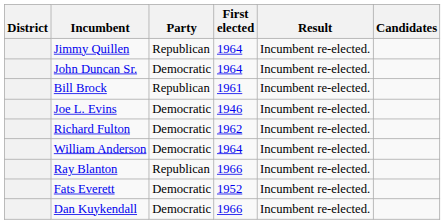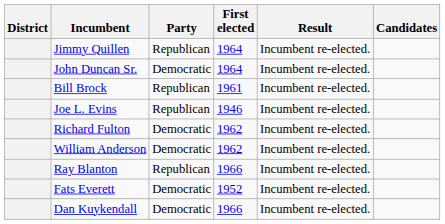(182, 108) Democratic -> (181, 108) Republican
(230, 149) 1964 -> (230, 149) 1962
